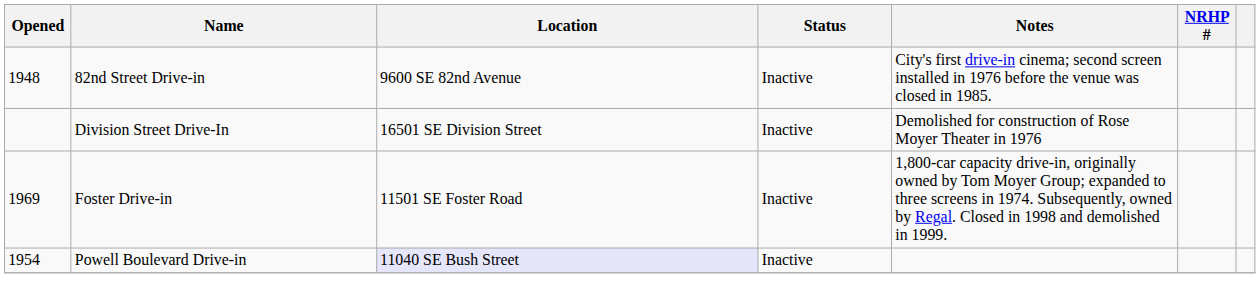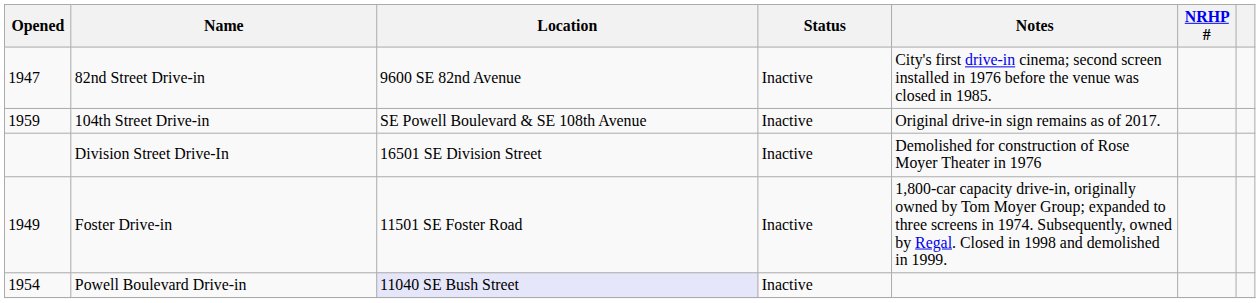(24, 77) 1948 -> (24, 77) 1947
+ row: (142, 120)
(24, 199) 1969 -> (24, 224) 1949
